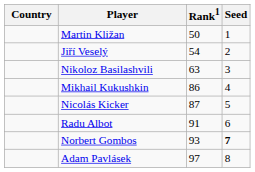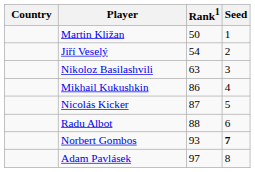(194, 122) 91 -> (194, 122) 88
